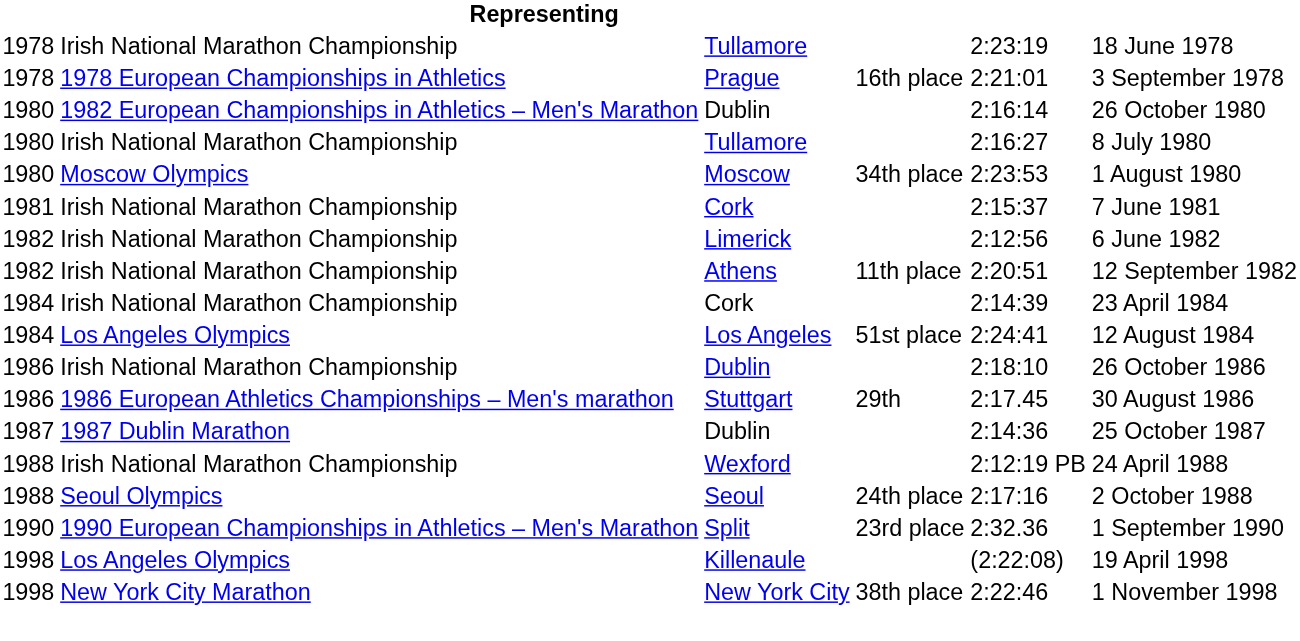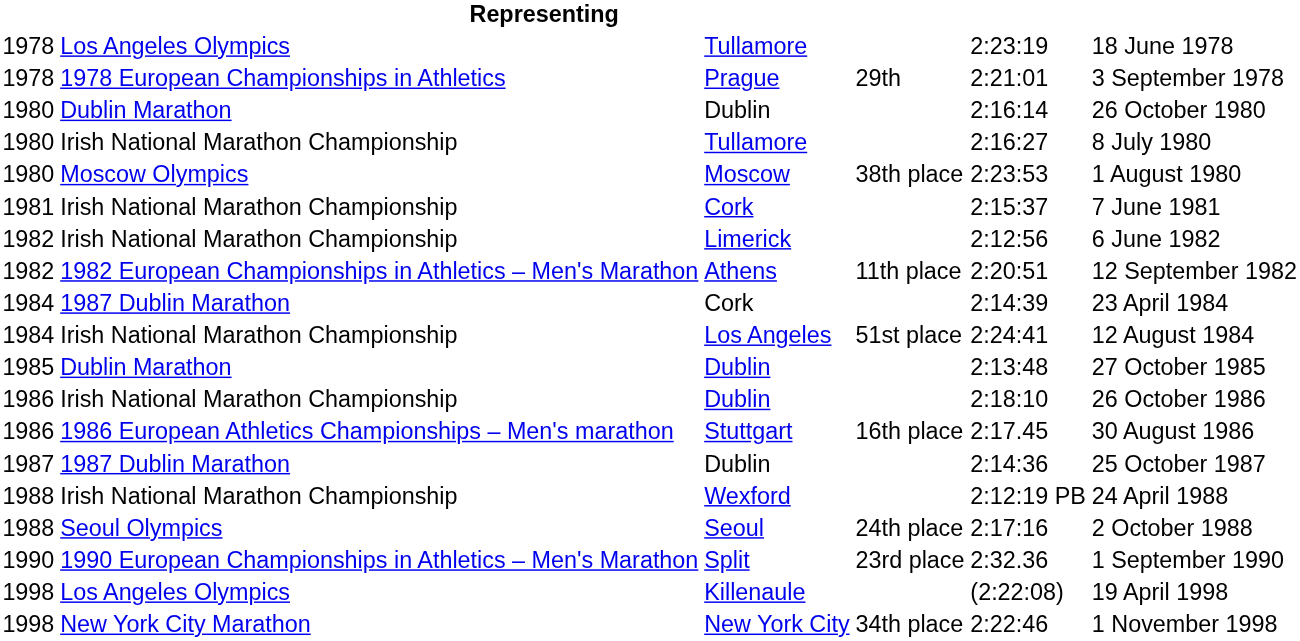(259, 46) Irish National Marathon Championship -> (175, 46) Los Angeles Olympics
(909, 78) 16th place -> (878, 78) 29th
(379, 110) 1982 European Championships in Athletics – Men's Marathon -> (146, 110) Dublin Marathon
(909, 174) 34th place -> (909, 174) 38th place
(259, 271) Irish National Marathon Championship -> (379, 271) 1982 European Championships in Athletics – Men's Marathon
(259, 303) Irish National Marathon Championship -> (175, 303) 1987 Dublin Marathon
(175, 335) Los Angeles Olympics -> (259, 335) Irish National Marathon Championship
+ row: (28, 367)
(878, 399) 29th -> (909, 431) 16th place
(909, 592) 38th place -> (909, 624) 34th place
